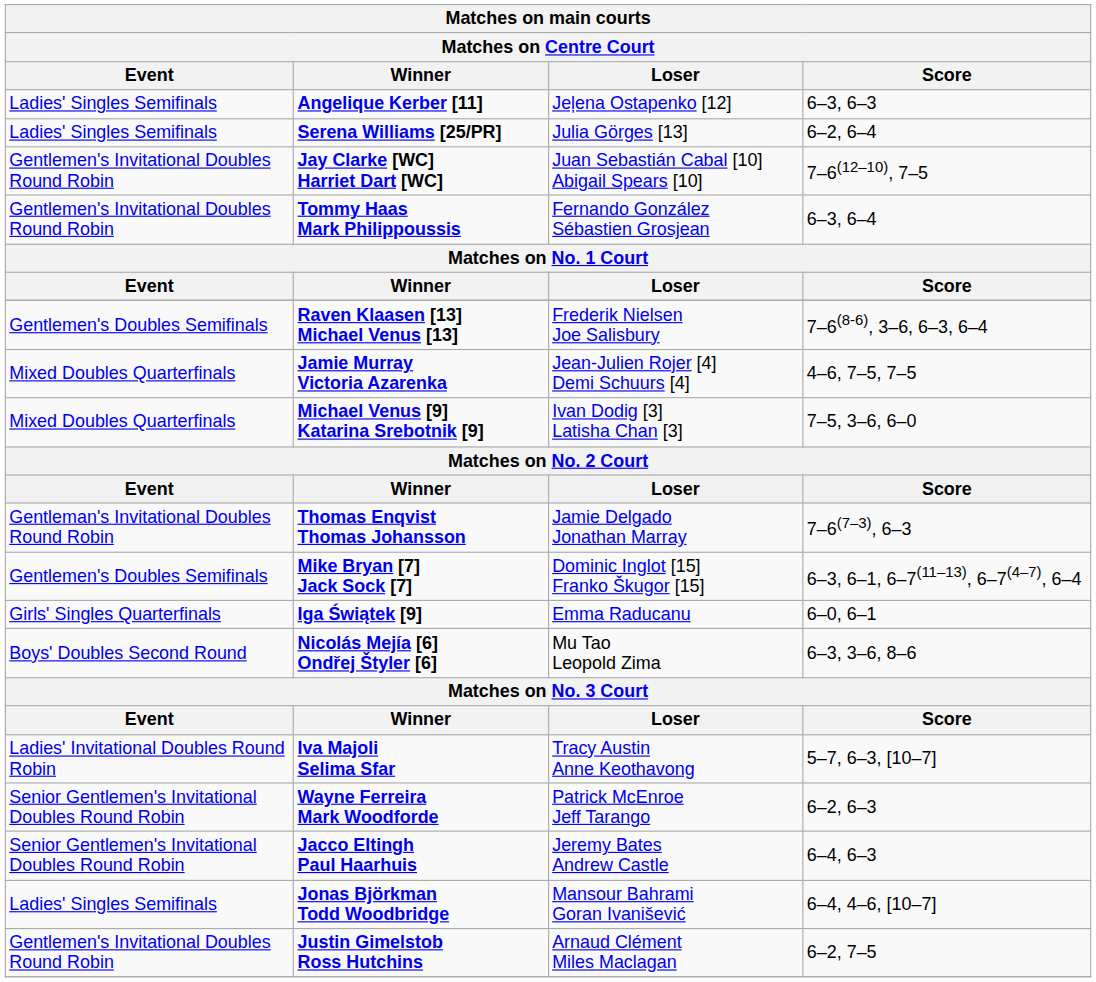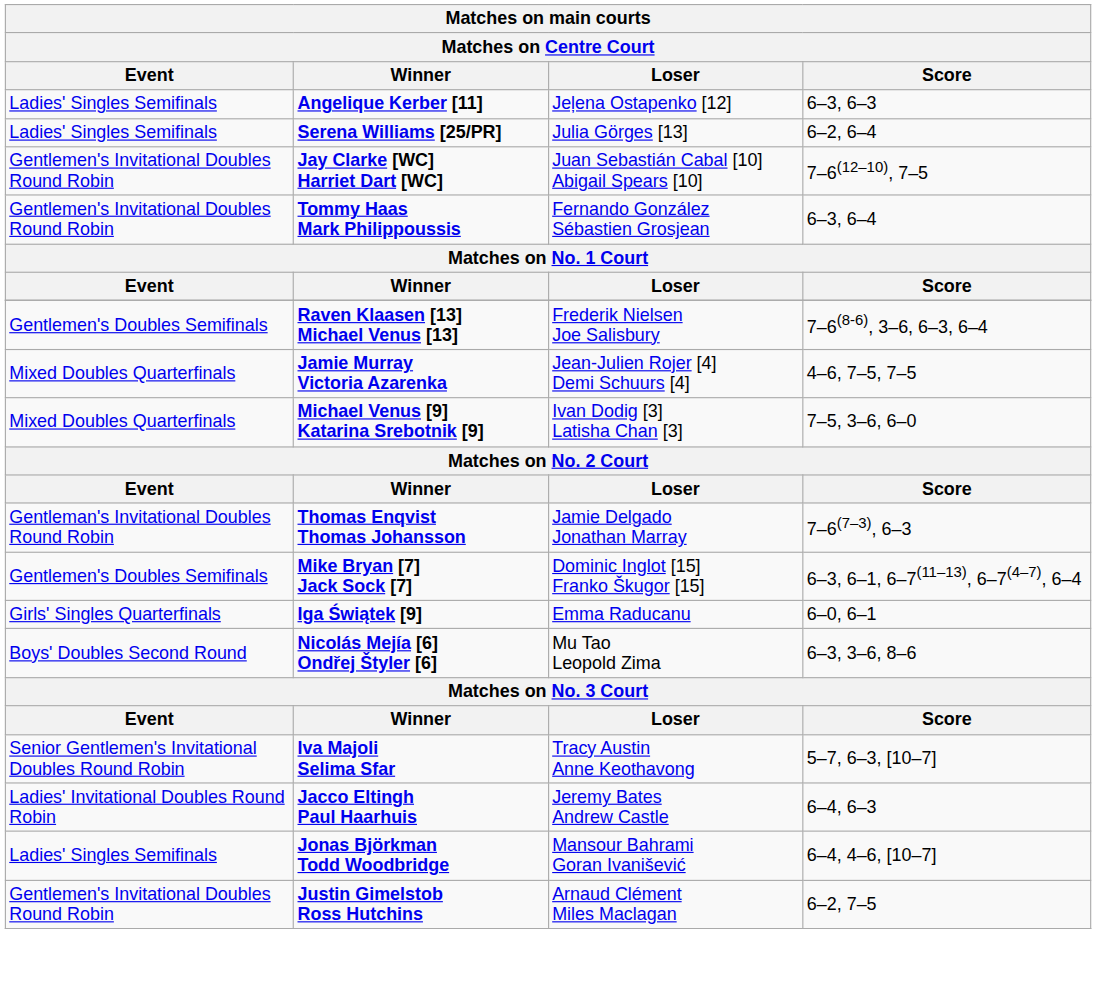(147, 758) Ladies' Invitational Doubles Round Robin -> (133, 758) Senior Gentlemen's Invitational Doubles Round Robin
- row: (368, 807)
(133, 855) Senior Gentlemen's Invitational Doubles Round Robin -> (147, 807) Ladies' Invitational Doubles Round Robin
